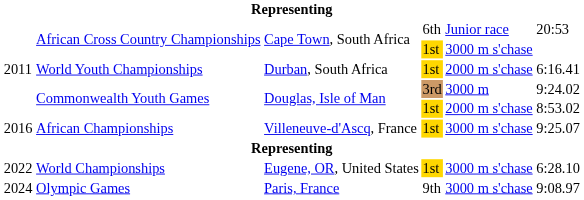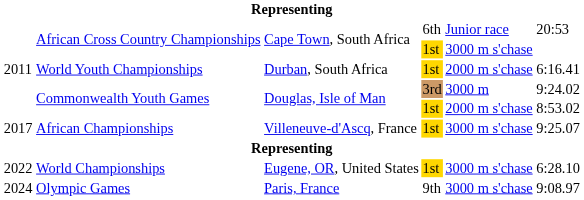(18, 128) 2016 -> (18, 128) 2017
